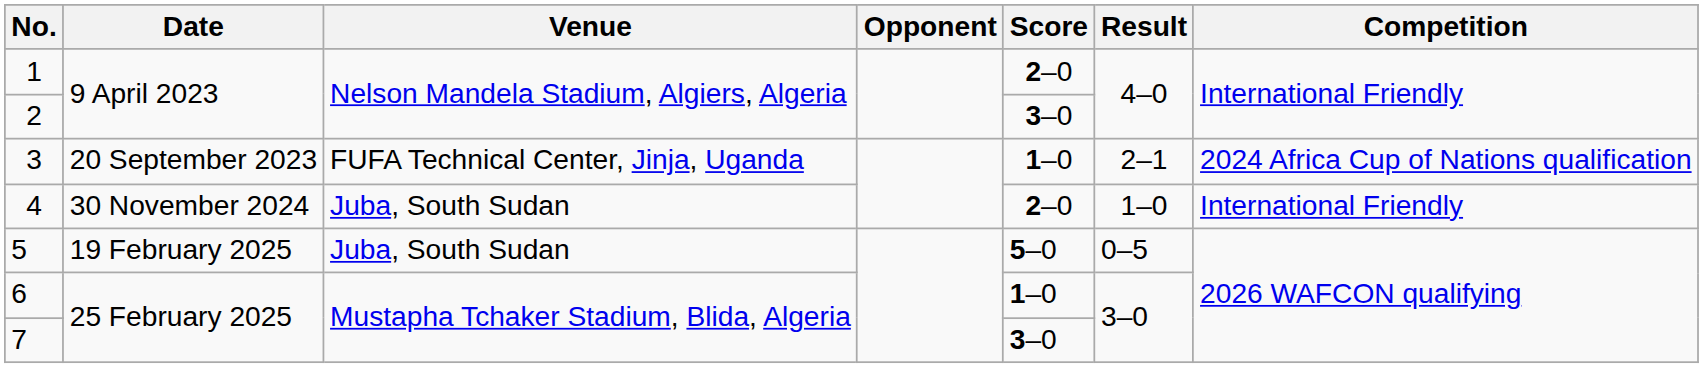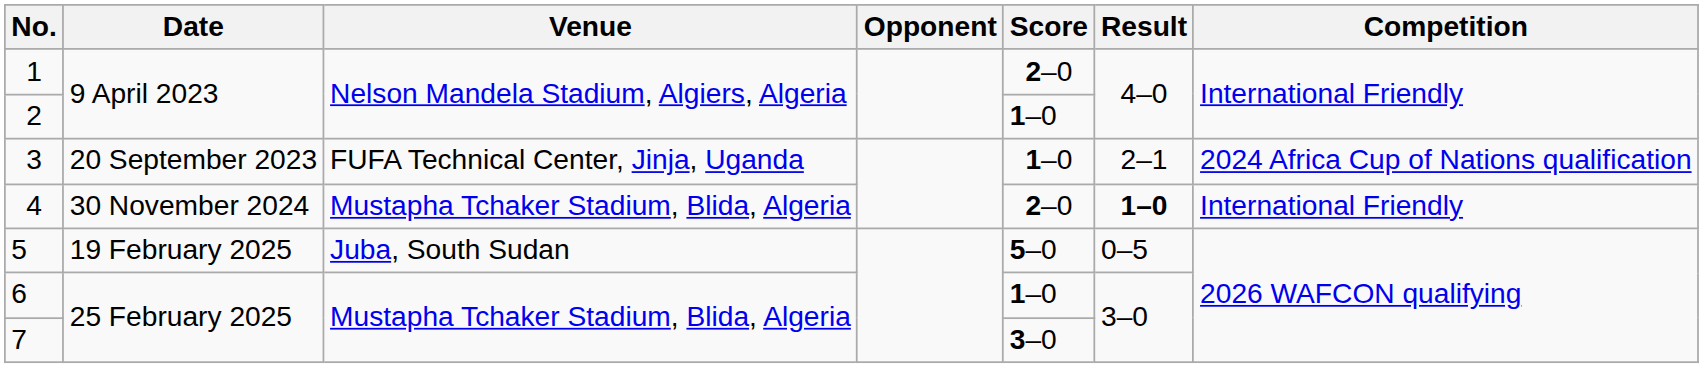(1049, 116) 3–0 -> (1033, 116) 1–0
(450, 205) Juba, South Sudan -> (590, 205) Mustapha Tchaker Stadium, Blida, Algeria
(1144, 205) normal -> (1144, 205) bold
